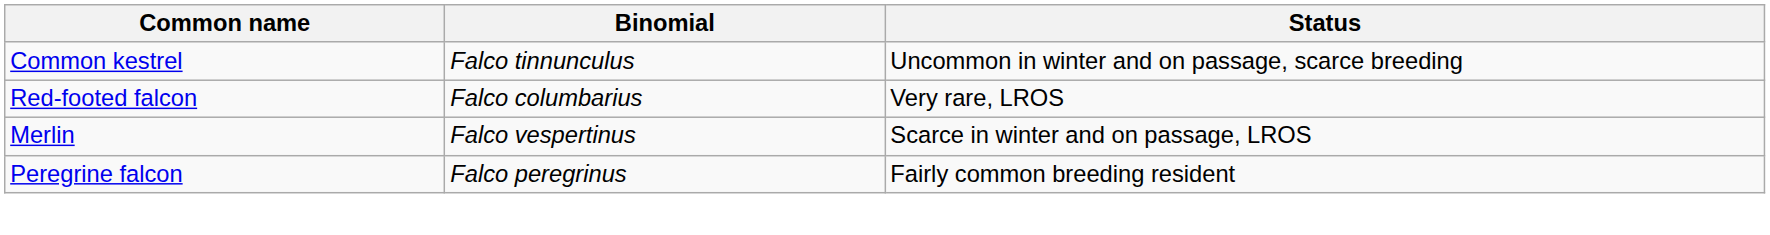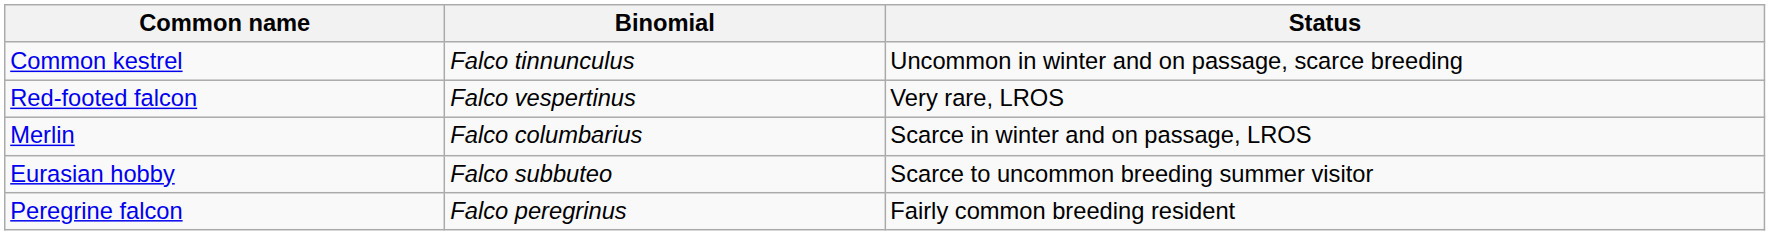(546, 98) Falco columbarius -> (543, 98) Falco vespertinus
(543, 135) Falco vespertinus -> (546, 135) Falco columbarius
+ row: (92, 173)
